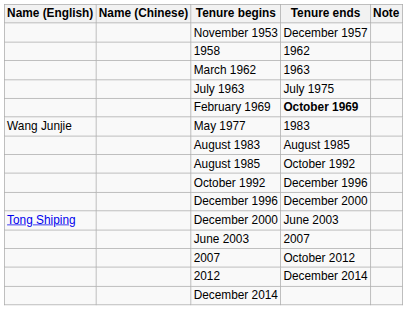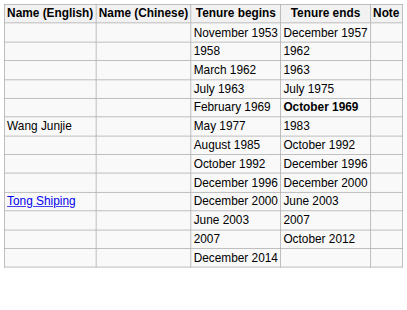- row: (227, 145)
- row: (207, 276)
